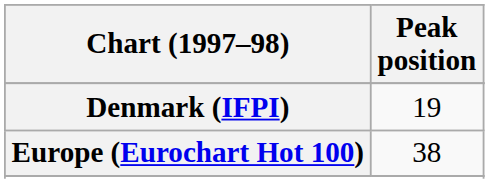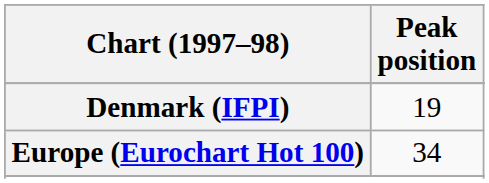(427, 152) 38 -> (427, 152) 34
